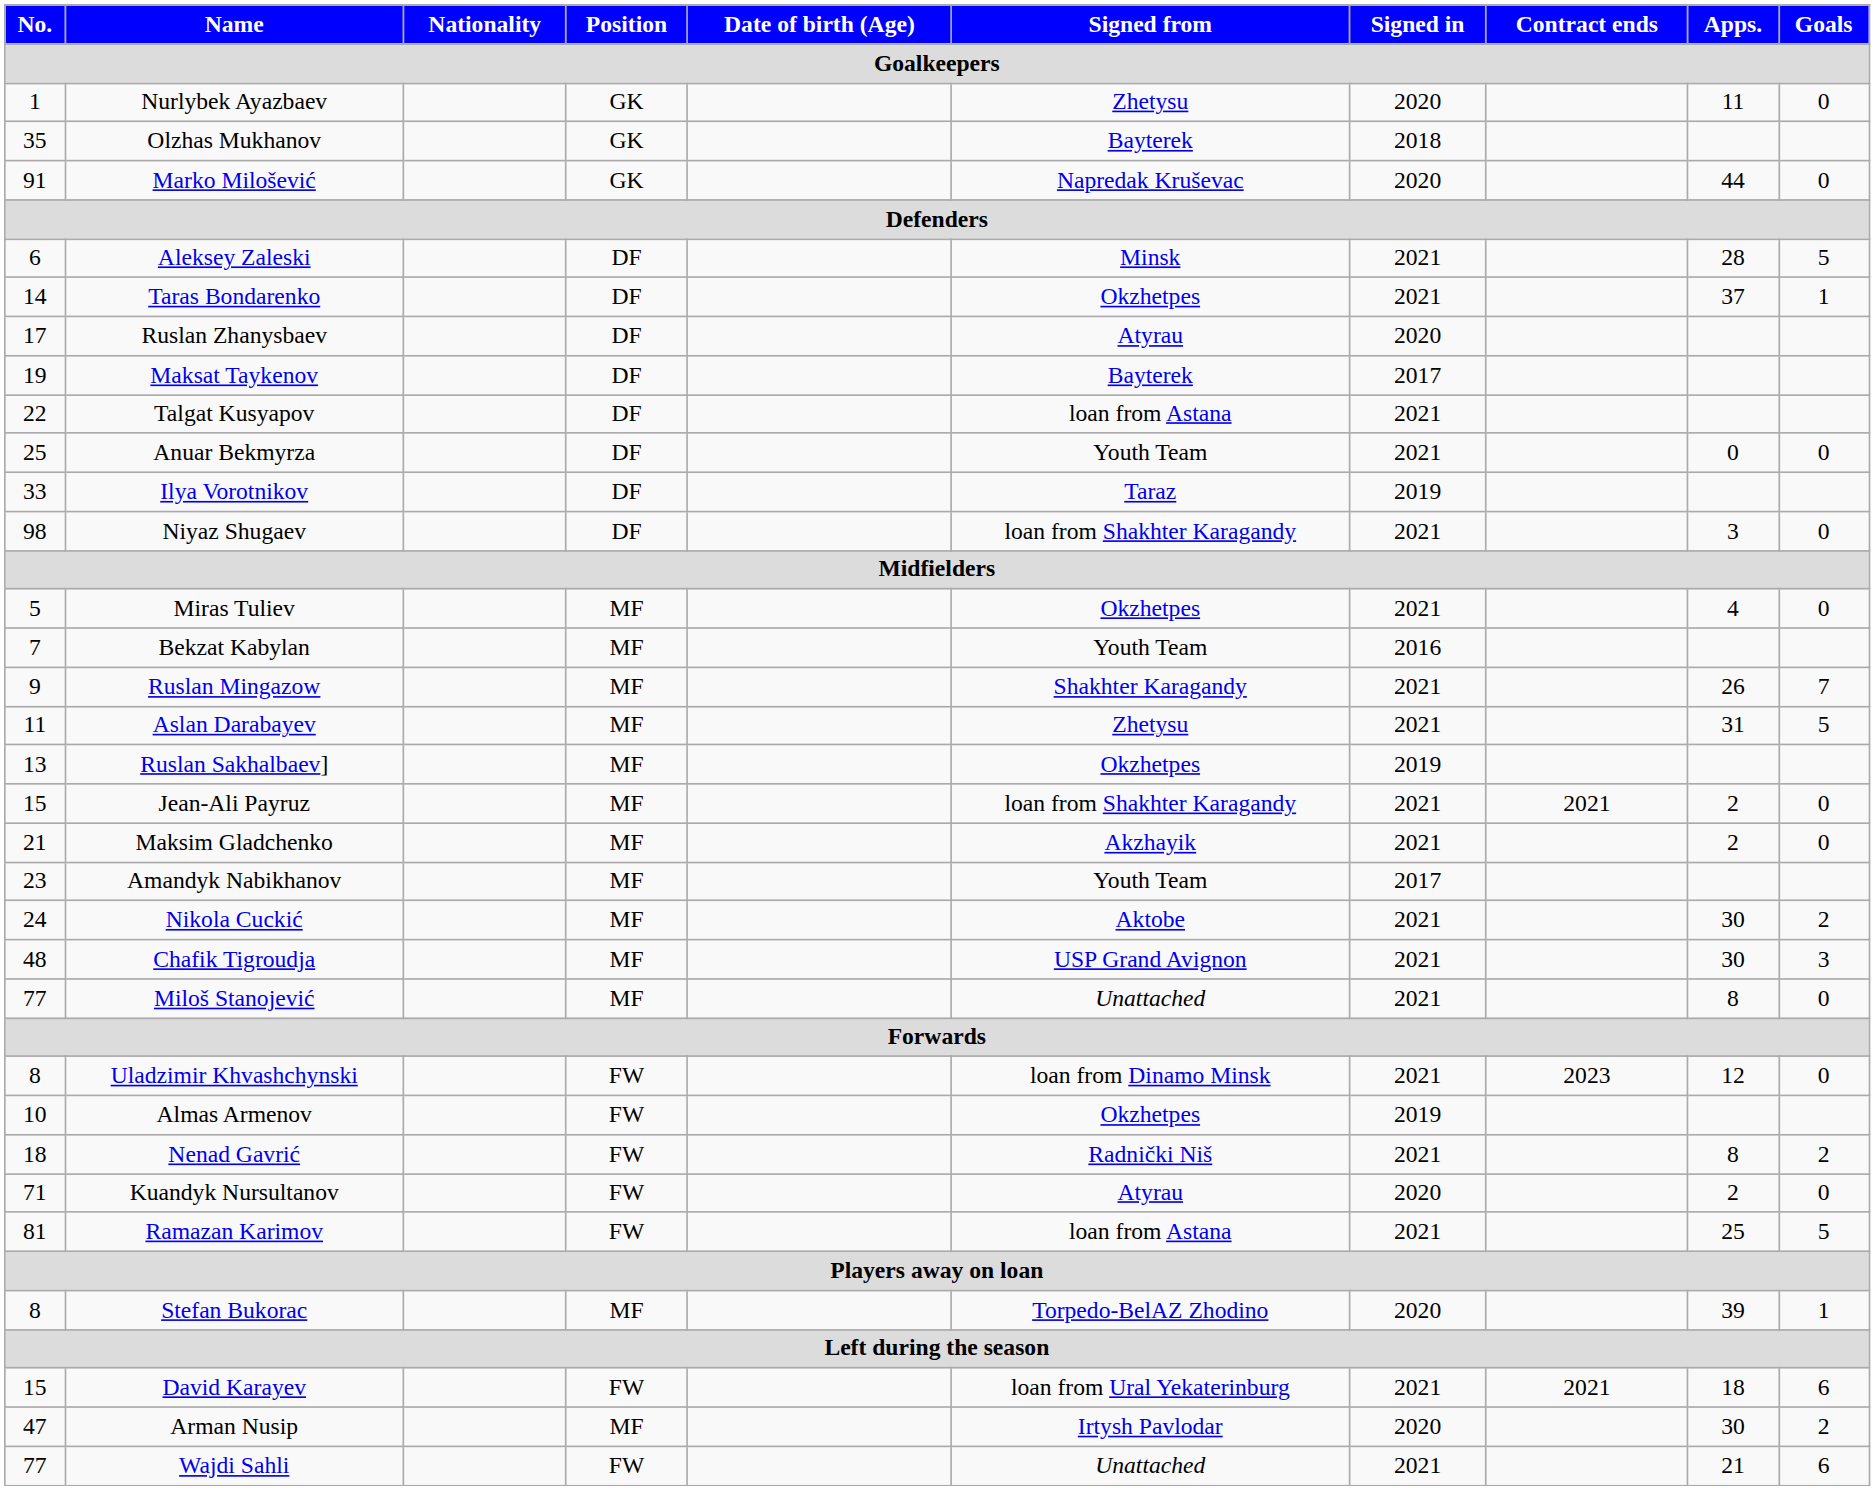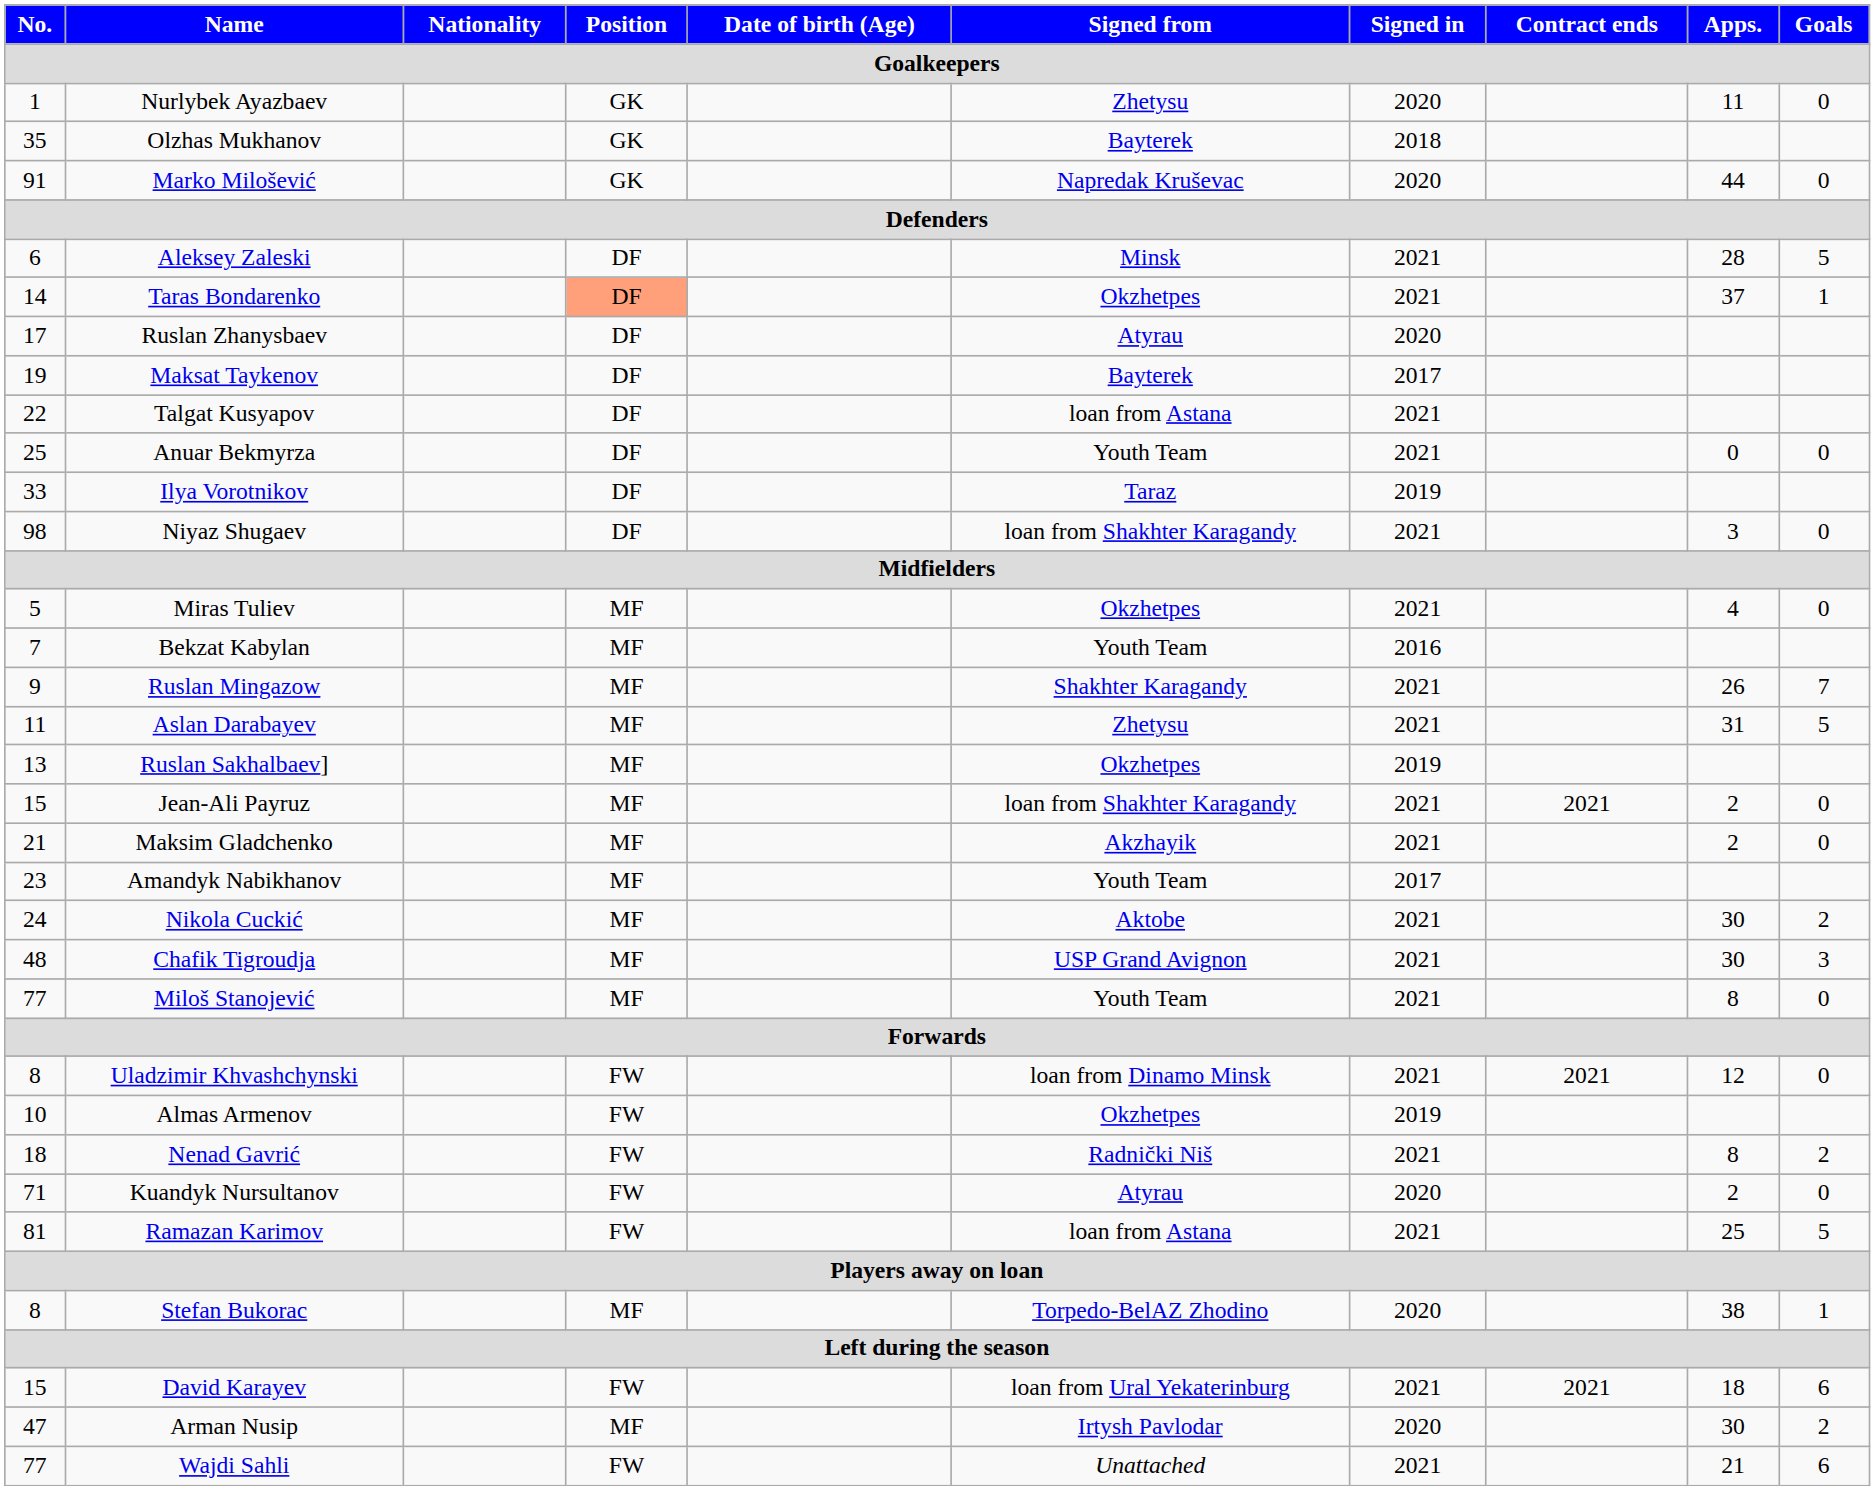(627, 297) no background -> (627, 297) lightsalmon background
(1150, 998) Unattached -> (1150, 998) Youth Team
(1587, 1076) 2023 -> (1587, 1076) 2021
(1733, 1309) 39 -> (1733, 1309) 38
